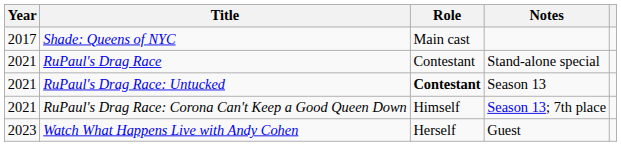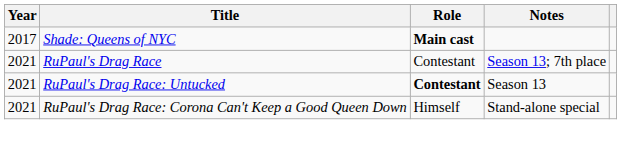(442, 38) normal -> (444, 38) bold
(543, 61) Stand-alone special -> (547, 61) Season 13; 7th place
(547, 107) Season 13; 7th place -> (543, 107) Stand-alone special
- row: (171, 130)
